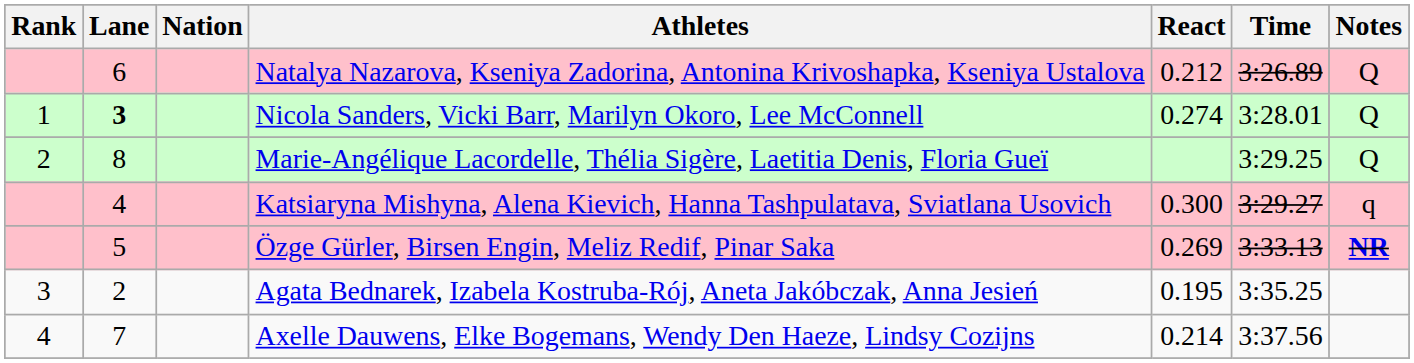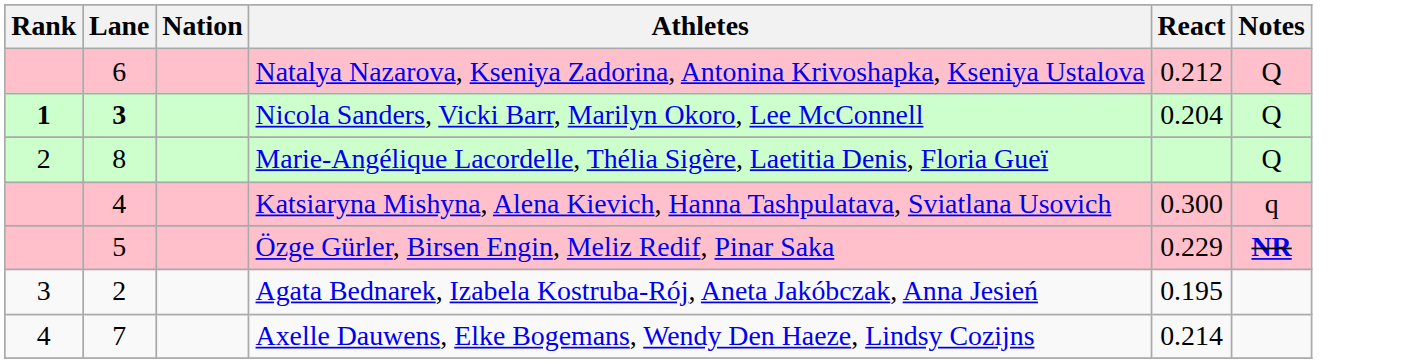- column: (1281, 26)
(44, 114) normal -> (44, 114) bold
(1192, 114) 0.274 -> (1192, 114) 0.204
(1192, 247) 0.269 -> (1192, 247) 0.229
